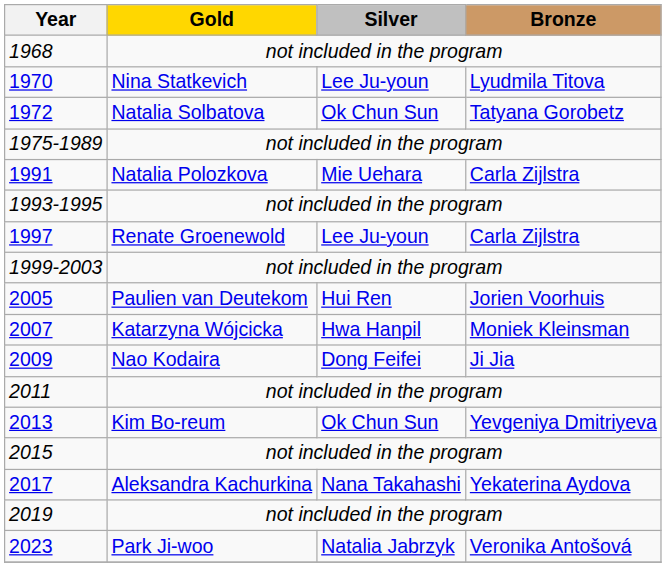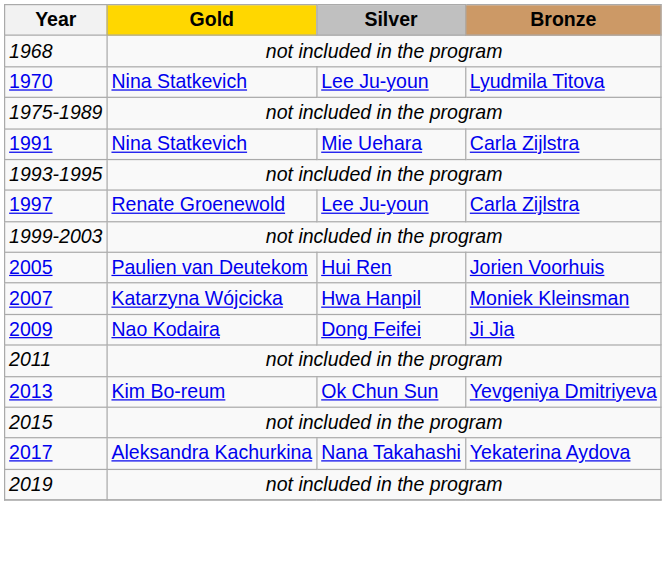- row: (31, 112)
(190, 174) Natalia Polozkova -> (179, 143) Nina Statkevich
- row: (31, 546)
